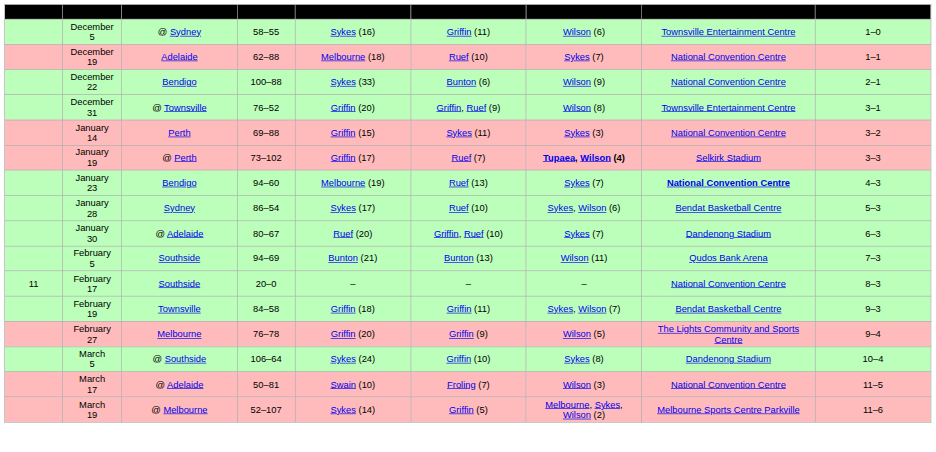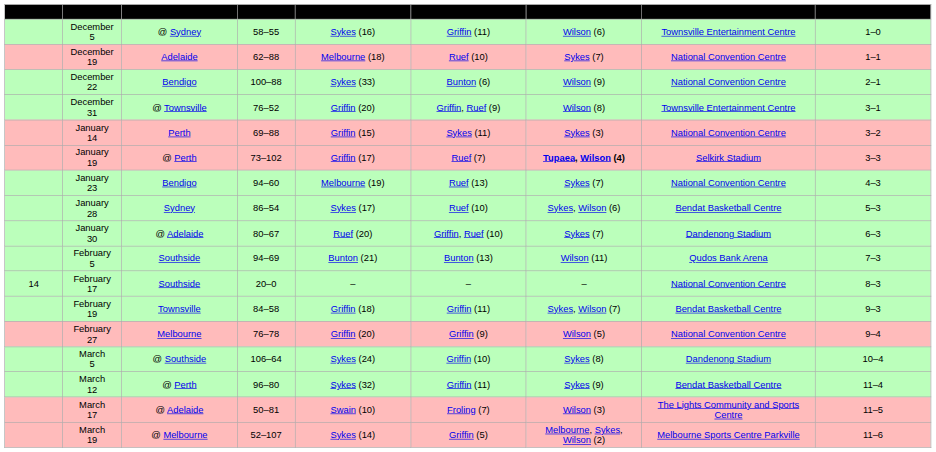(728, 183) bold -> (728, 183) normal
(34, 284) 11 -> (34, 284) 14
(728, 334) The Lights Community and Sports Centre -> (728, 334) National Convention Centre
+ row: (92, 385)
(728, 385) National Convention Centre -> (728, 410) The Lights Community and Sports Centre
